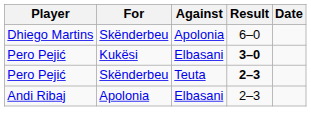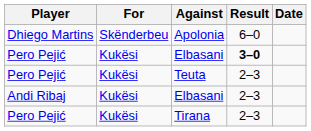(134, 75) Skënderbeu -> (119, 75) Kukësi
(250, 75) bold -> (250, 75) normal
(124, 95) Apolonia -> (119, 95) Kukësi
+ row: (37, 116)
